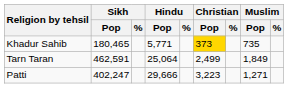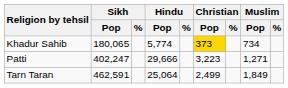(111, 43) 180,465 -> (111, 43) 180,065
(160, 43) 5,771 -> (160, 43) 5,774
(251, 43) 735 -> (251, 43) 734
rows swapped: (30, 59) <-> (17, 75)
